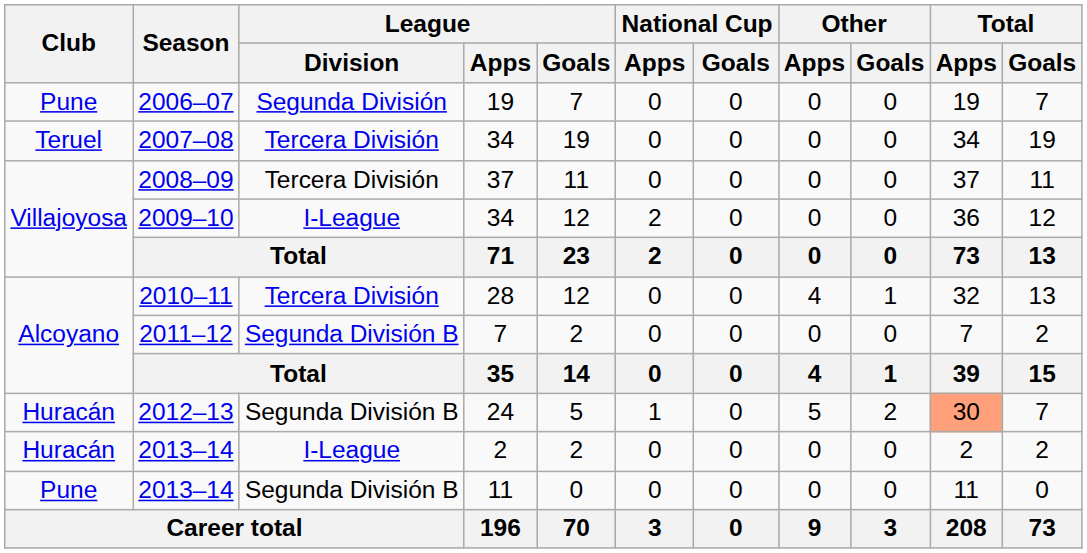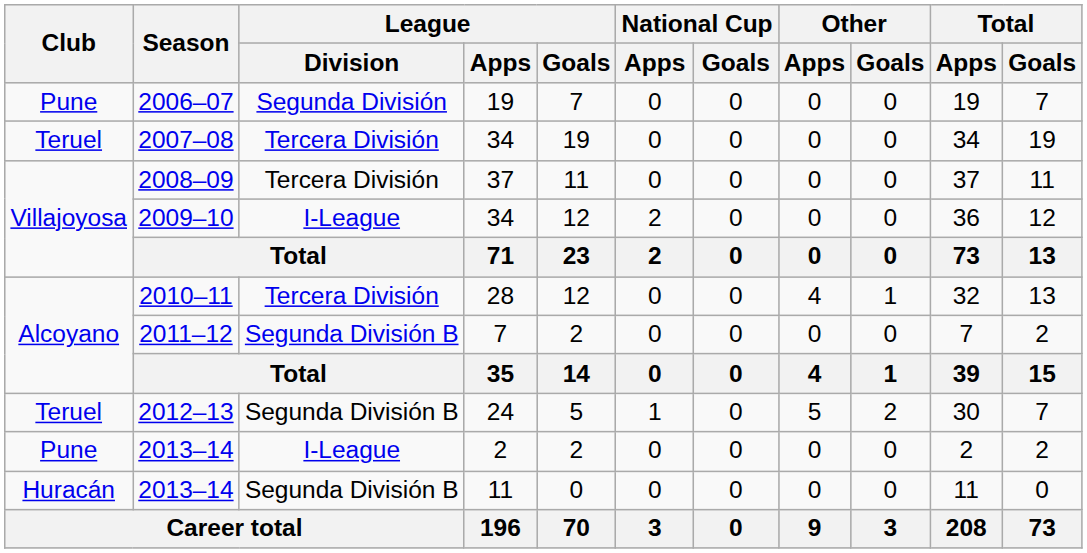(69, 412) Huracán -> (69, 412) Teruel
(966, 412) lightsalmon background -> (966, 412) no background
(69, 450) Huracán -> (69, 450) Pune
(69, 489) Pune -> (69, 489) Huracán
